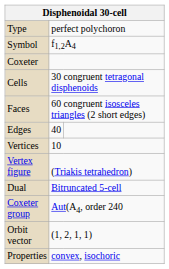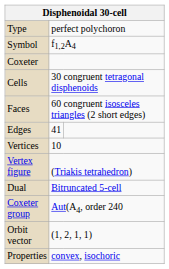(56, 130) 40 -> (56, 130) 41
